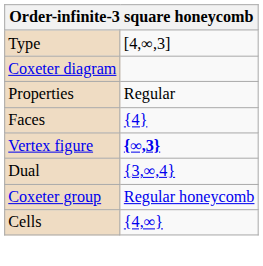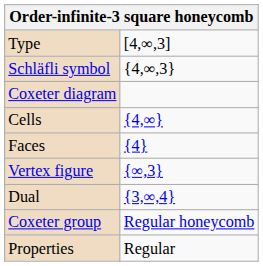+ row: (59, 68)
rows swapped: (25, 222) <-> (41, 94)
(142, 145) bold -> (143, 171) normal
